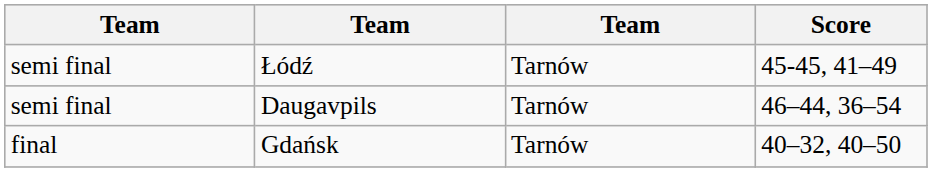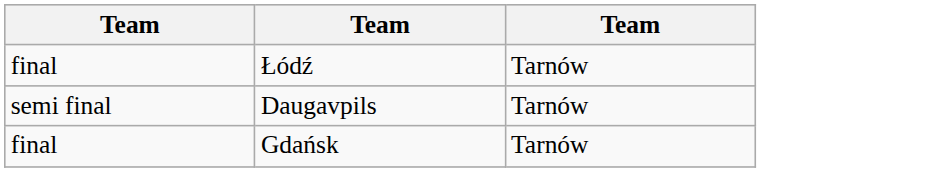- column: (841, 24)
(61, 65) semi final -> (34, 65) final
